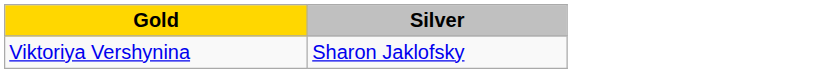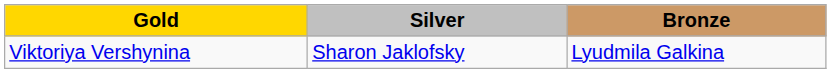+ column: (696, 20)
